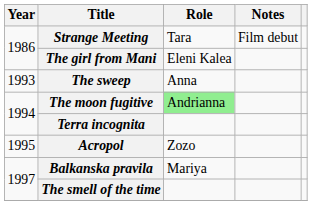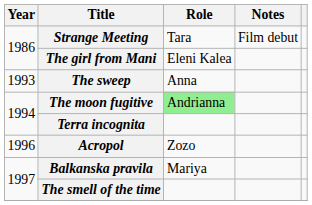(21, 146) 1995 -> (21, 146) 1996
